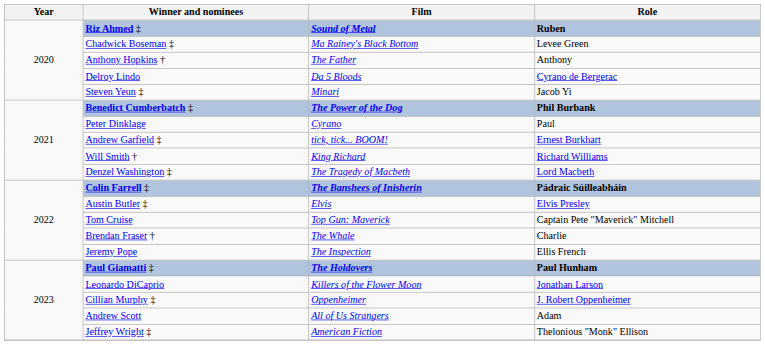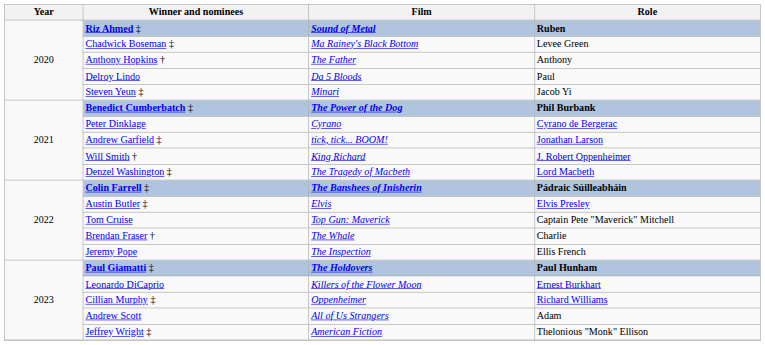(577, 76) Cyrano de Bergerac -> (546, 76) Paul
(546, 124) Paul -> (577, 124) Cyrano de Bergerac
(569, 140) Ernest Burkhart -> (570, 140) Jonathan Larson
(572, 156) Richard Williams -> (584, 156) J. Robert Oppenheimer
(570, 284) Jonathan Larson -> (569, 284) Ernest Burkhart
(584, 300) J. Robert Oppenheimer -> (572, 300) Richard Williams
